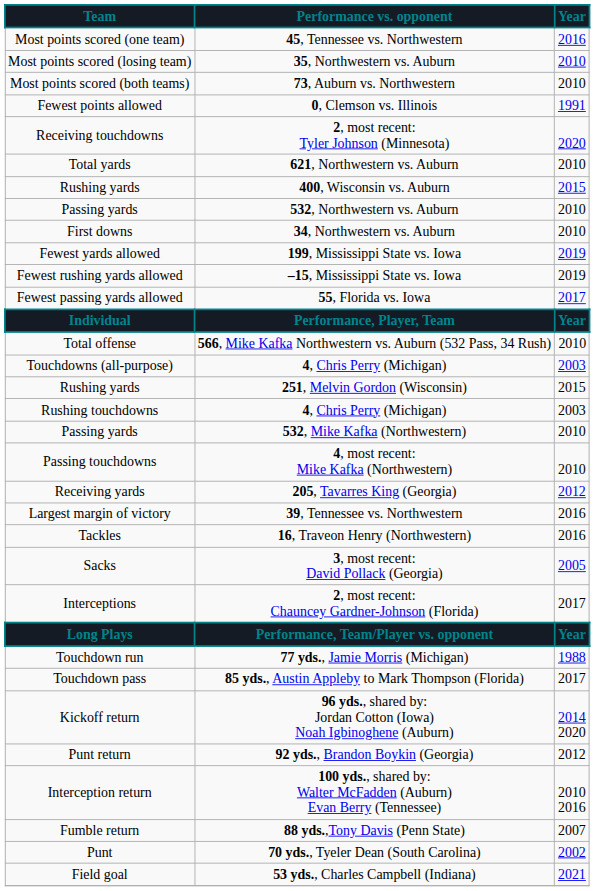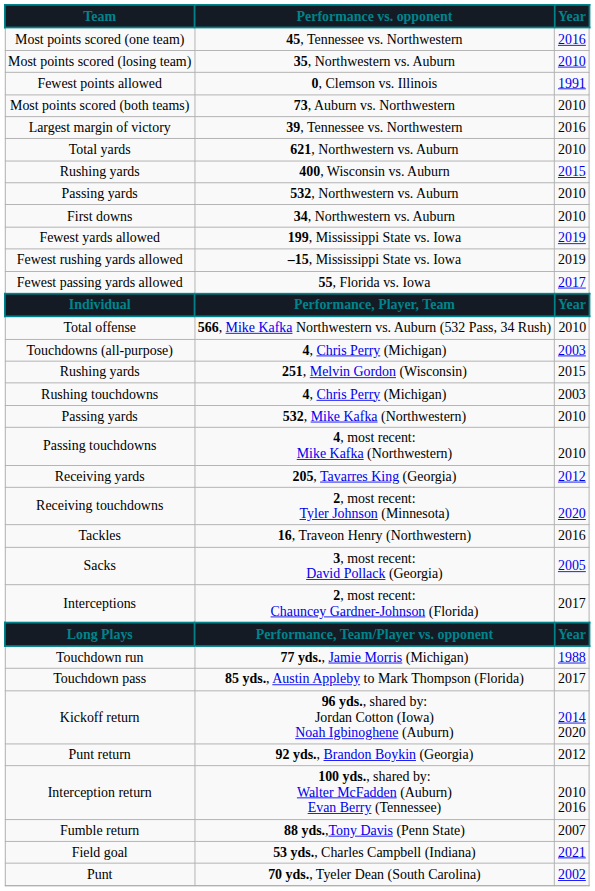rows swapped: (100, 83) <-> (100, 105)
rows swapped: (100, 513) <-> (100, 135)
rows swapped: (100, 852) <-> (100, 874)
